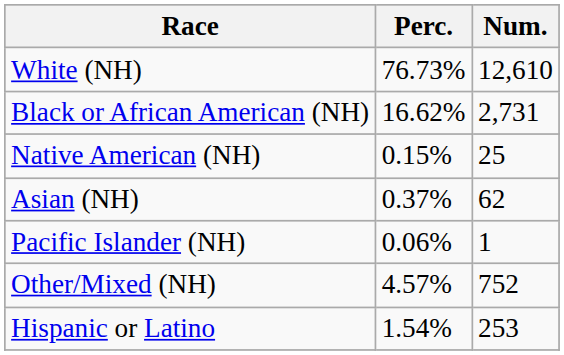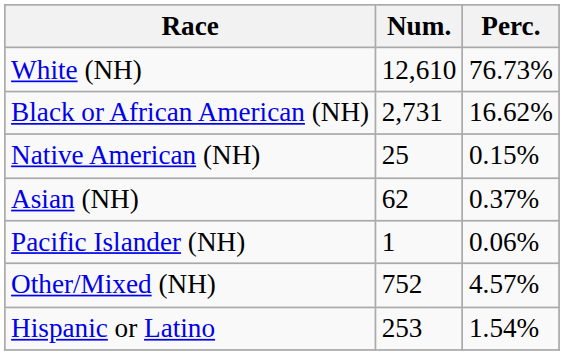columns swapped: (515, 26) <-> (424, 26)
